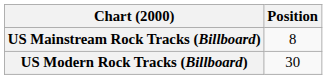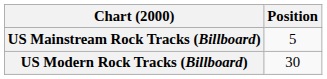(293, 39) 8 -> (293, 39) 5
